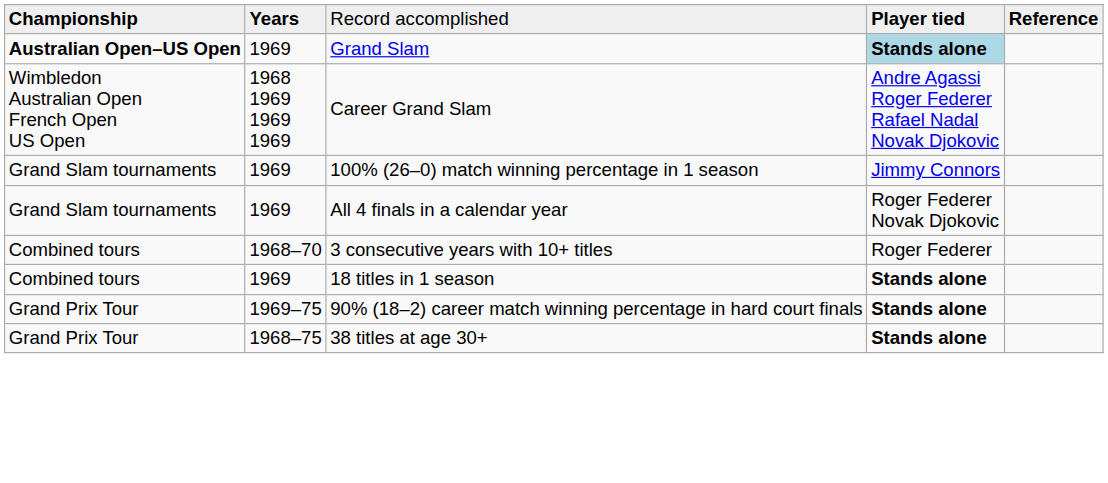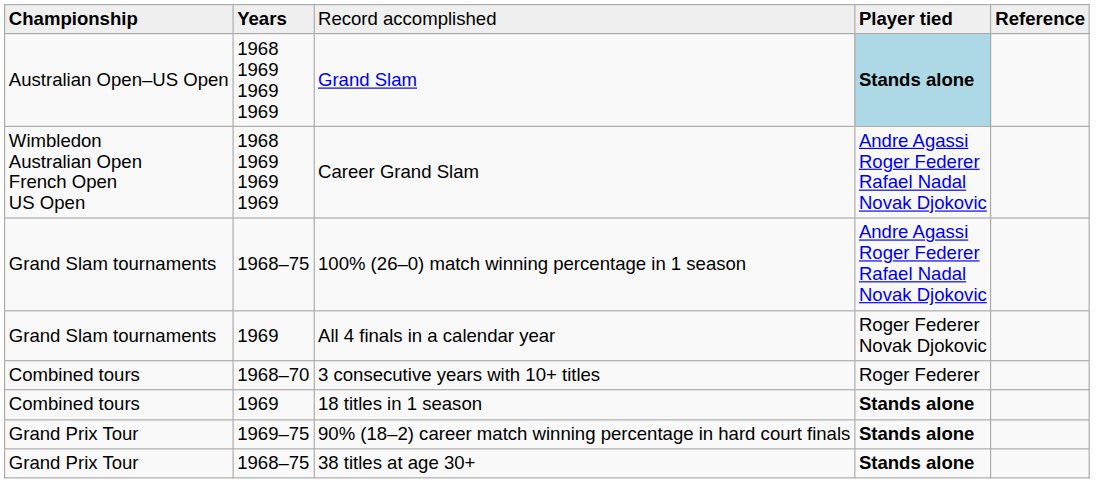(125, 48) bold -> (119, 79) normal
(270, 48) 1969 -> (258, 79) 1968 1969 1969 1969
(270, 170) 1969 -> (273, 264) 1968–75
(936, 170) Jimmy Connors -> (923, 264) Andre Agassi Roger Federer Rafael Nadal Novak Djokovic
